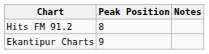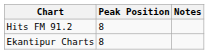(101, 41) 9 -> (101, 41) 8
